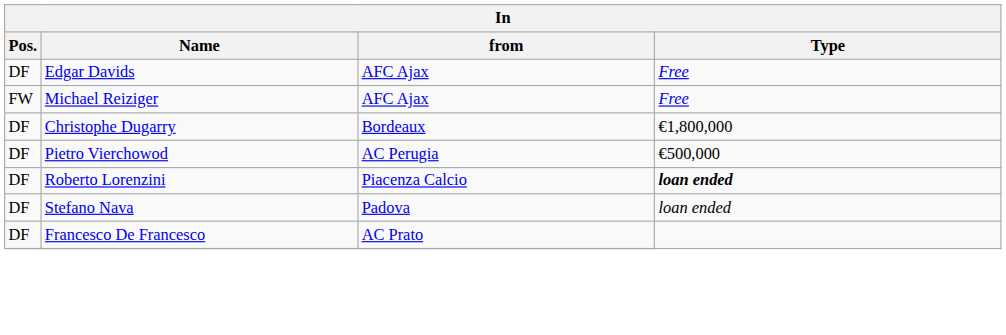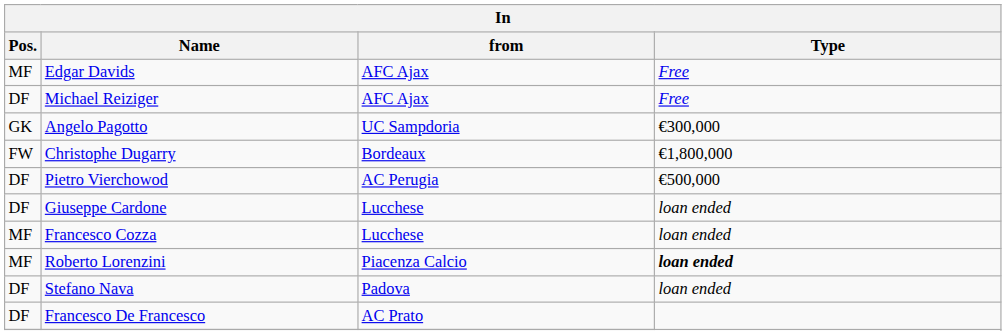(19, 72) DF -> (20, 72) MF
(21, 99) FW -> (19, 99) DF
+ row: (96, 126)
(19, 126) DF -> (21, 153) FW
+ row: (106, 207)
+ row: (101, 235)
(19, 180) DF -> (20, 262) MF
